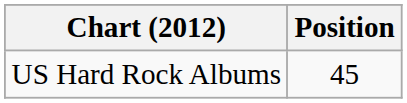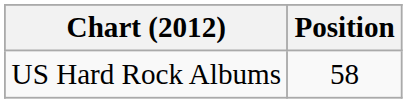(345, 73) 45 -> (345, 73) 58
